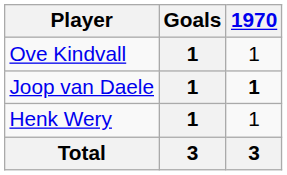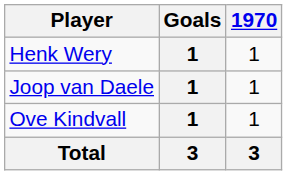rows swapped: (68, 53) <-> (61, 119)
(254, 86) bold -> (254, 86) normal
